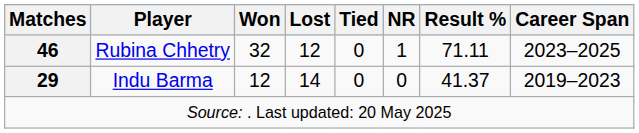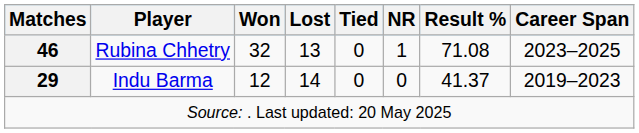(310, 50) 12 -> (310, 50) 13
(465, 50) 71.11 -> (465, 50) 71.08
